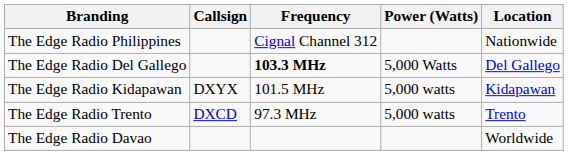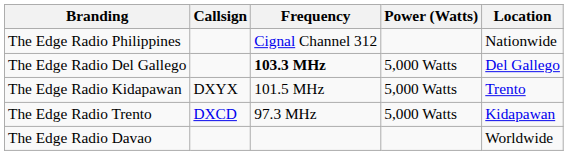(420, 89) 5,000 watts -> (421, 89) 5,000 Watts
(520, 89) Kidapawan -> (505, 89) Trento
(420, 114) 5,000 watts -> (421, 114) 5,000 Watts
(505, 114) Trento -> (520, 114) Kidapawan
